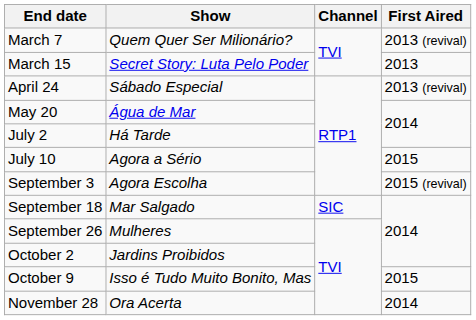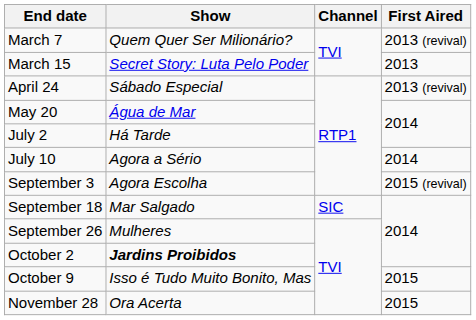(401, 159) 2015 -> (401, 159) 2014
(167, 254) normal -> (173, 254) bold
(401, 302) 2014 -> (401, 302) 2015
